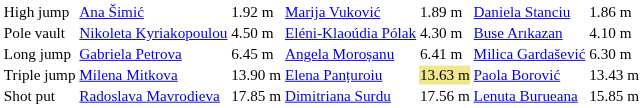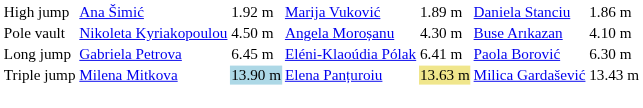(351, 33) Eléni-Klaoúdia Pólak -> (340, 33) Angela Moroșanu
(340, 54) Angela Moroșanu -> (351, 54) Eléni-Klaoúdia Pólak
(530, 54) Milica Gardašević -> (517, 54) Paola Borović
(256, 75) no background -> (256, 75) lightblue background
(517, 75) Paola Borović -> (530, 75) Milica Gardašević
- row: (29, 96)
